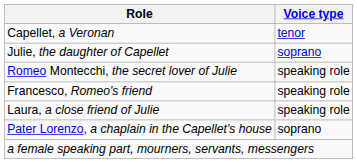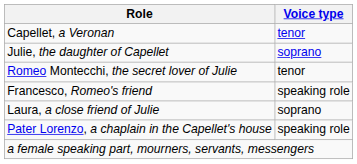(314, 71) speaking role -> (291, 71) tenor
(314, 110) speaking role -> (299, 110) soprano
(299, 129) soprano -> (314, 129) speaking role
